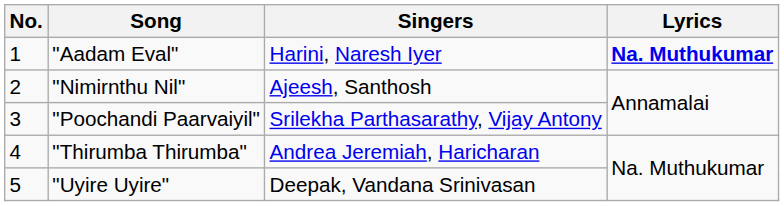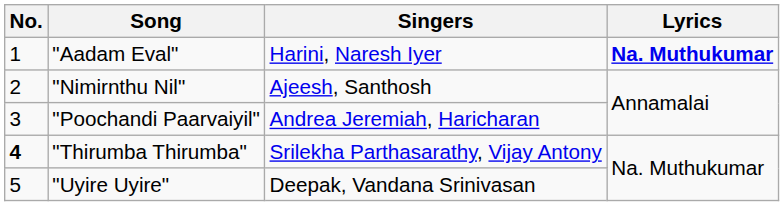(436, 119) Srilekha Parthasarathy, Vijay Antony -> (404, 119) Andrea Jeremiah, Haricharan
(15, 152) normal -> (15, 152) bold
(404, 152) Andrea Jeremiah, Haricharan -> (436, 152) Srilekha Parthasarathy, Vijay Antony
